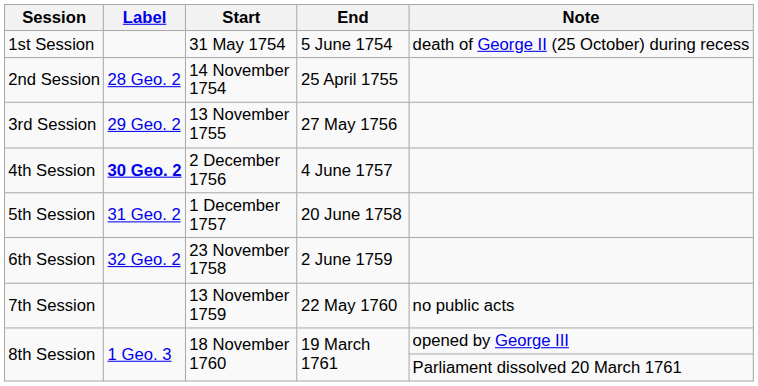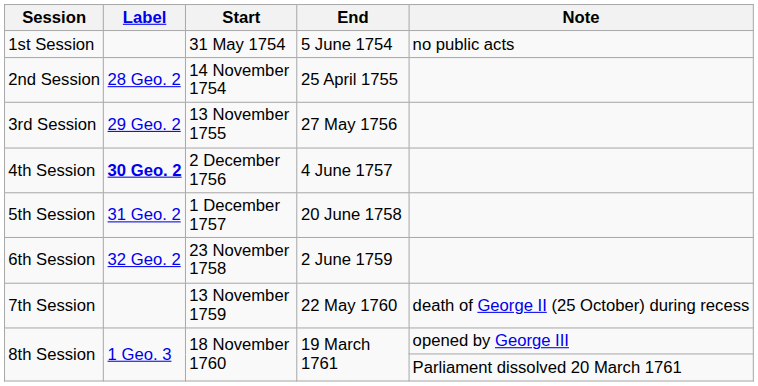(581, 44) death of George II (25 October) during recess -> (464, 44) no public acts
(464, 305) no public acts -> (581, 305) death of George II (25 October) during recess
